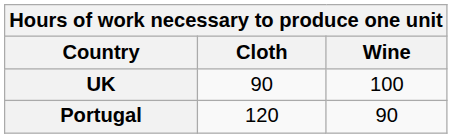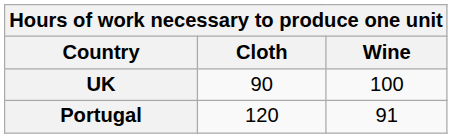(387, 116) 90 -> (387, 116) 91
